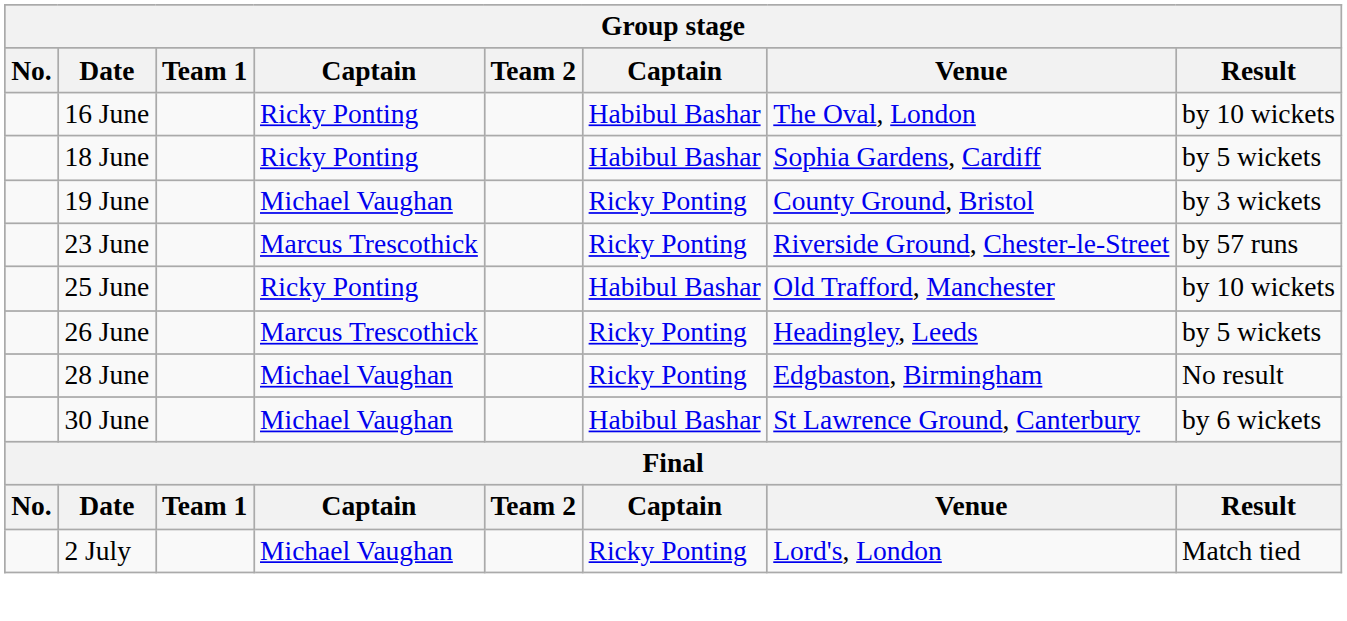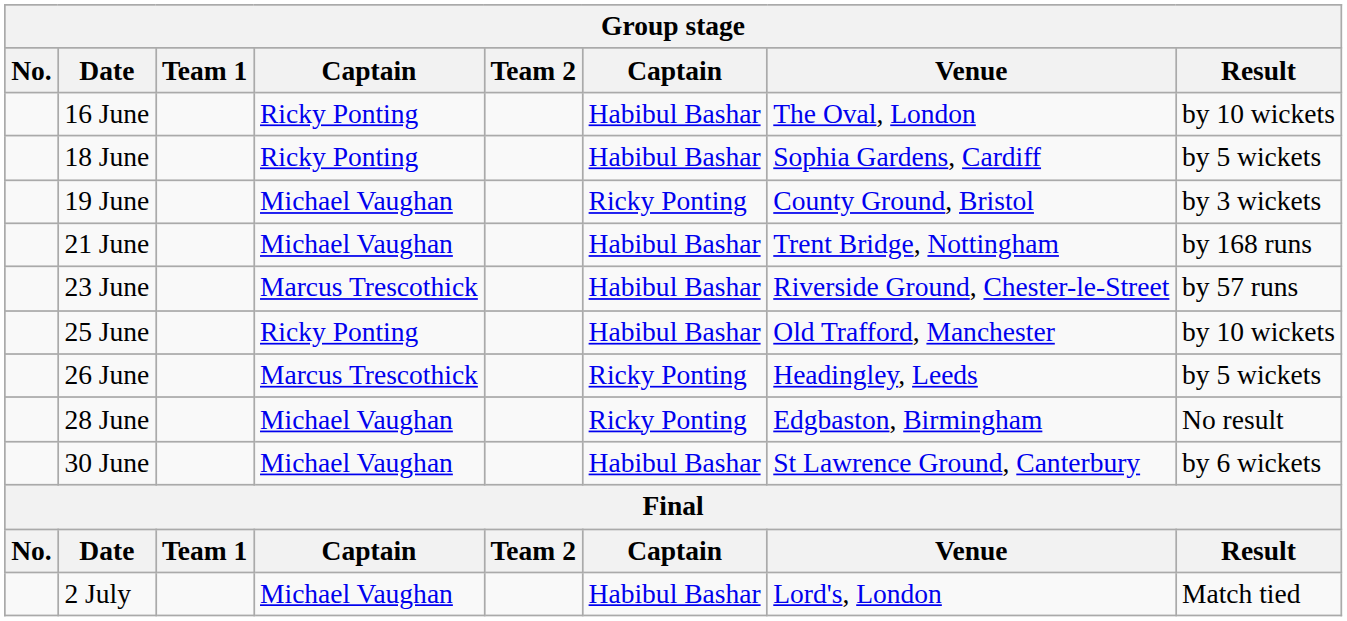+ row: (107, 244)
(668, 244) Ricky Ponting -> (675, 288) Habibul Bashar
(668, 550) Ricky Ponting -> (675, 593) Habibul Bashar
